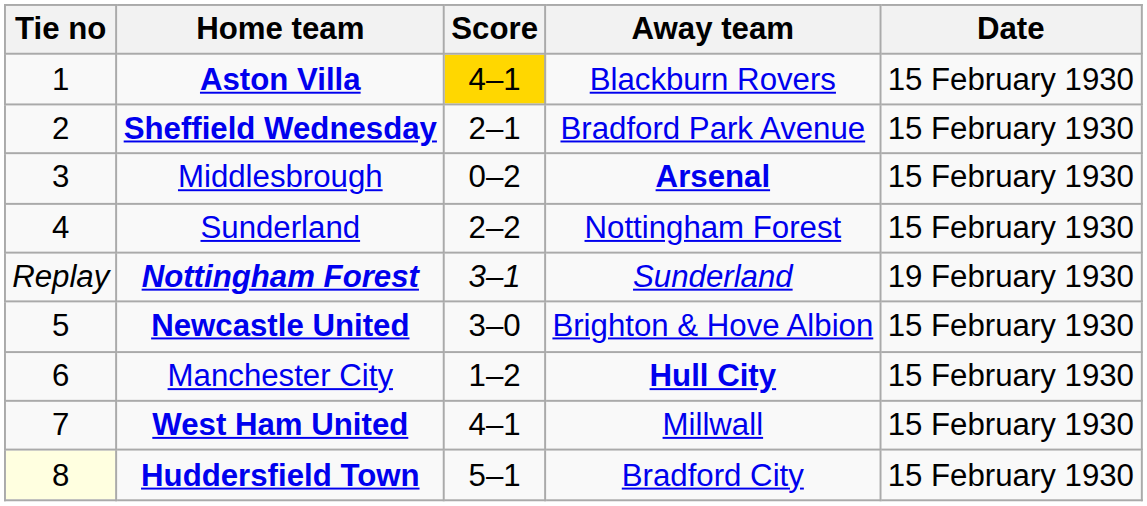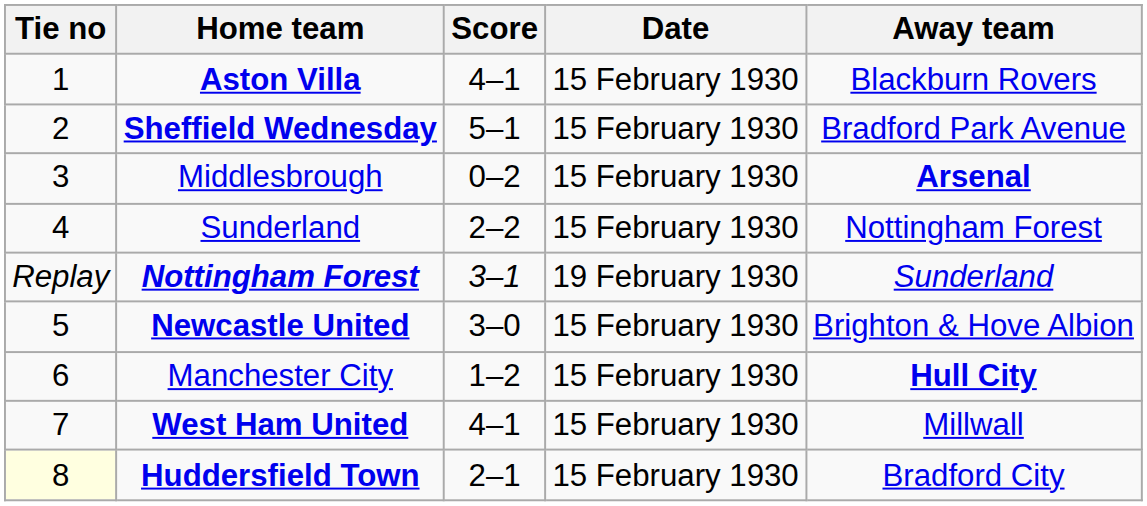columns swapped: (713, 29) <-> (1011, 29)
(495, 78) gold background -> (495, 78) no background
(495, 128) 2–1 -> (495, 128) 5–1
(495, 474) 5–1 -> (495, 474) 2–1
